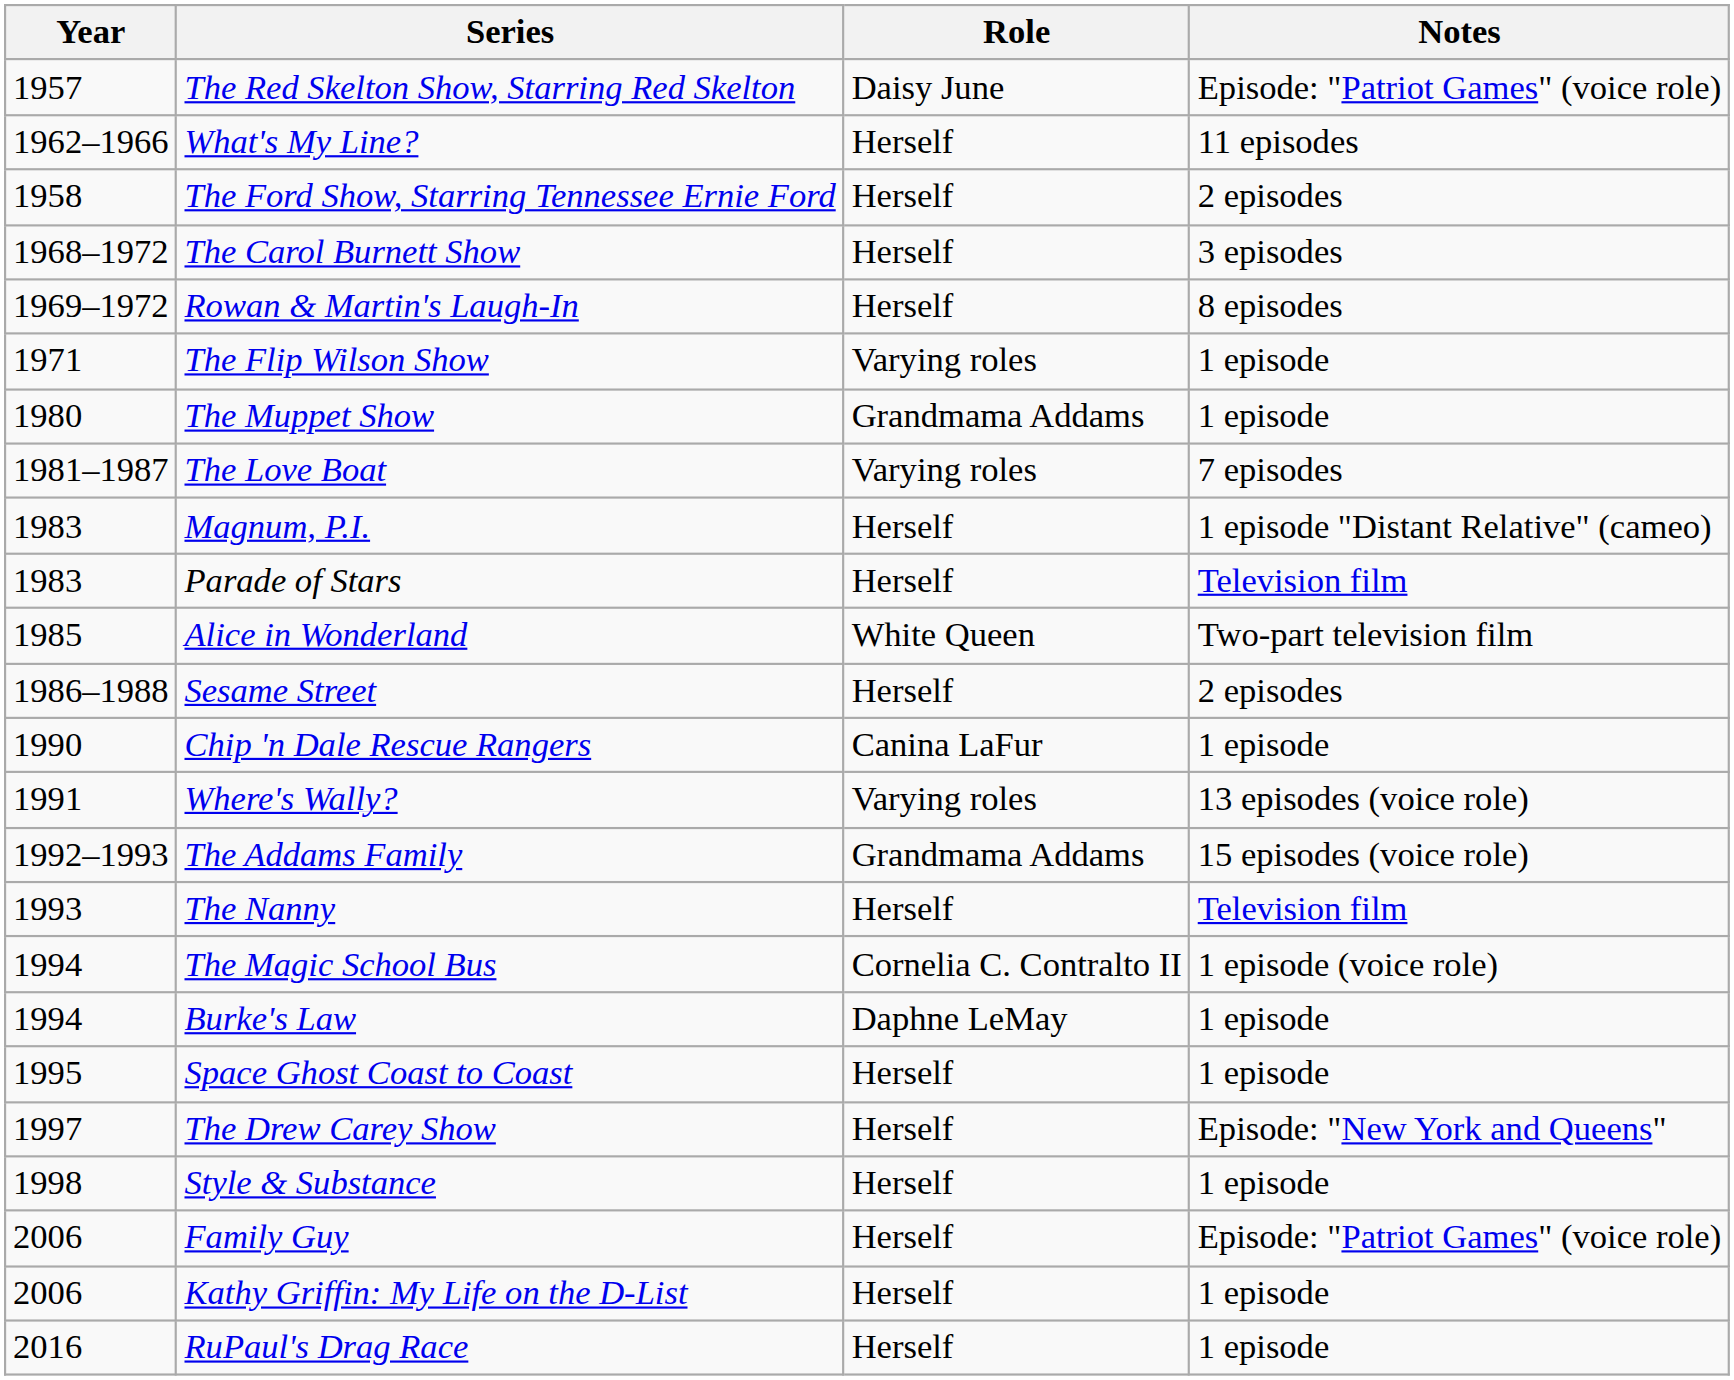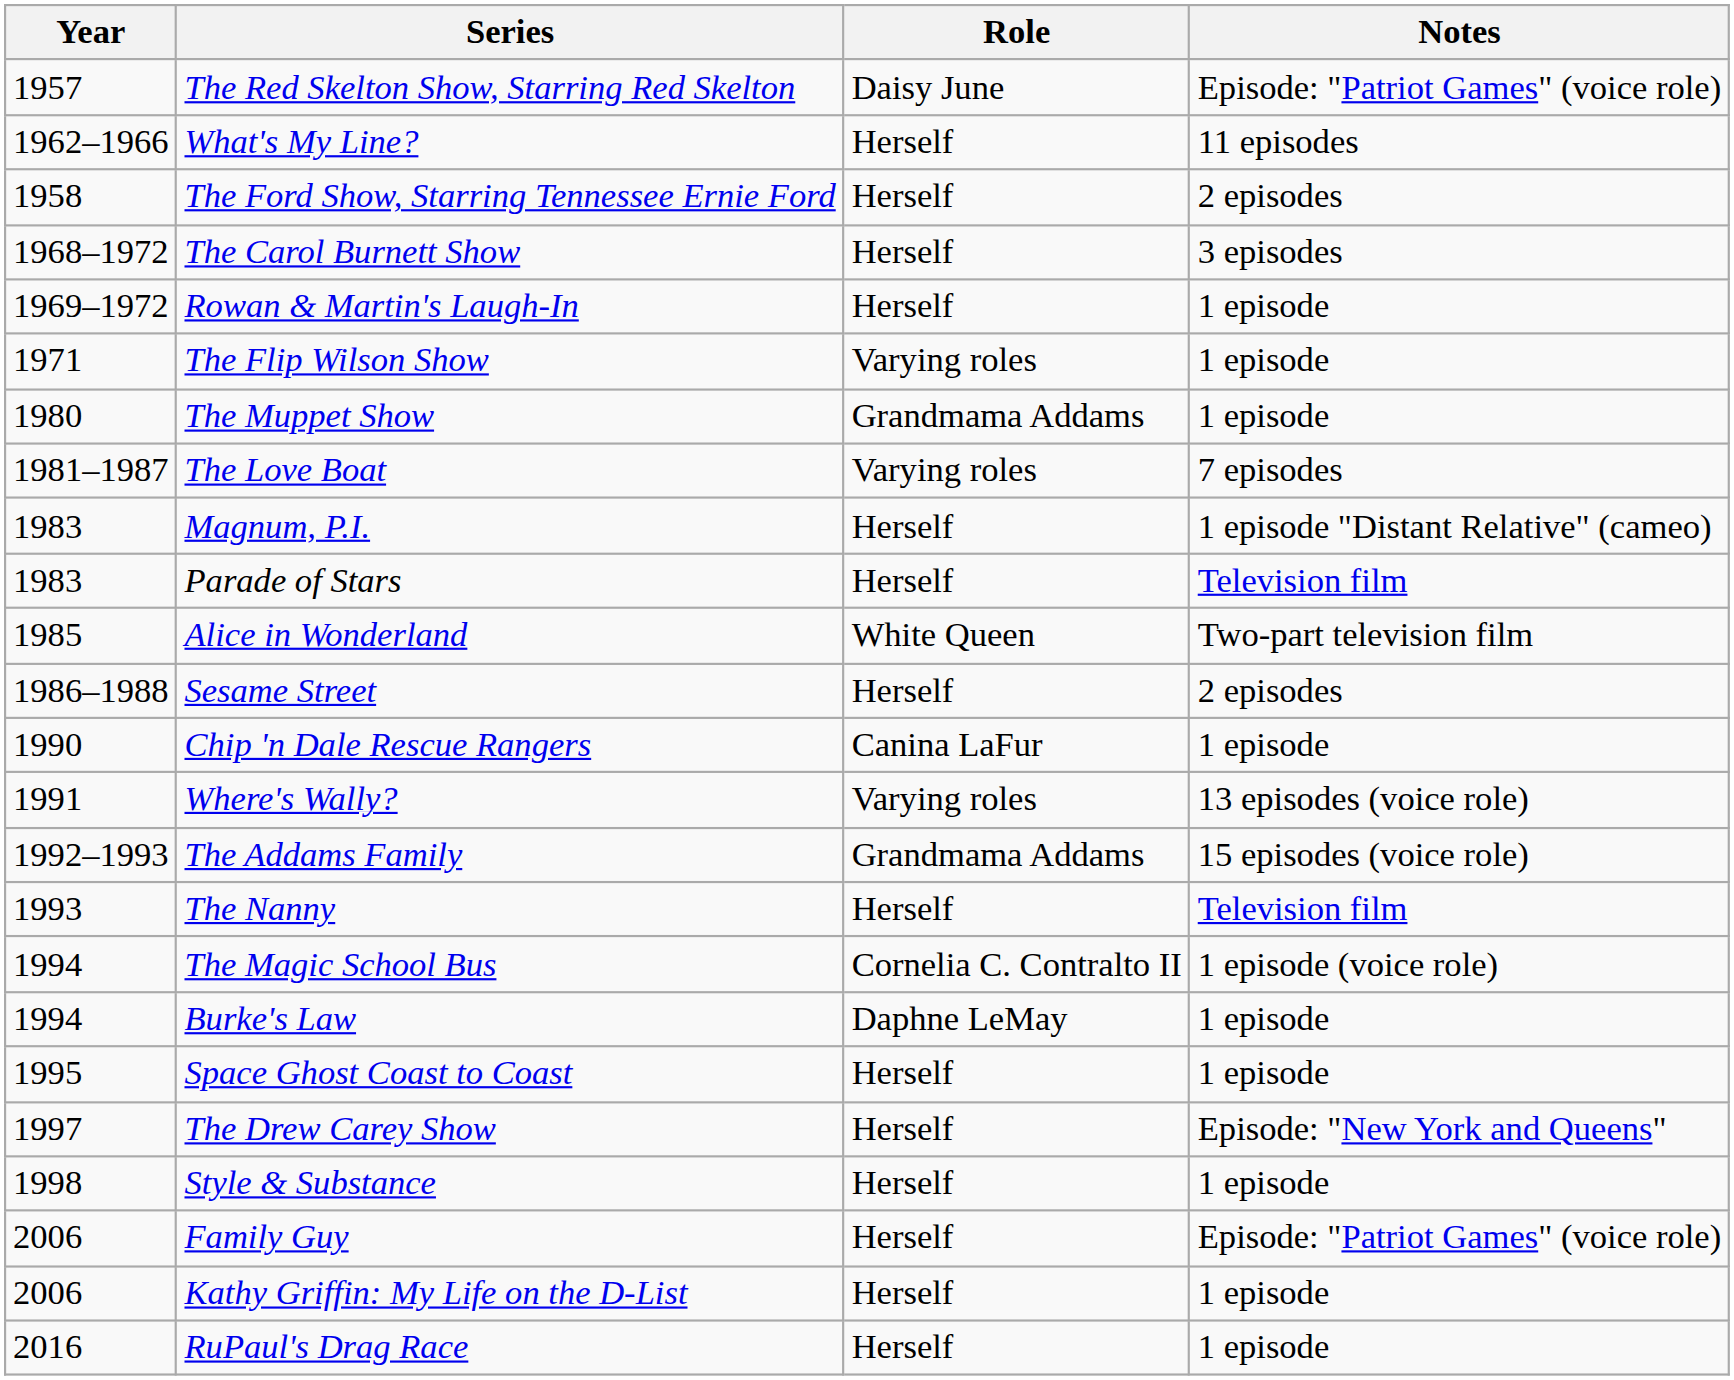(1270, 305) 8 episodes -> (1263, 305) 1 episode
